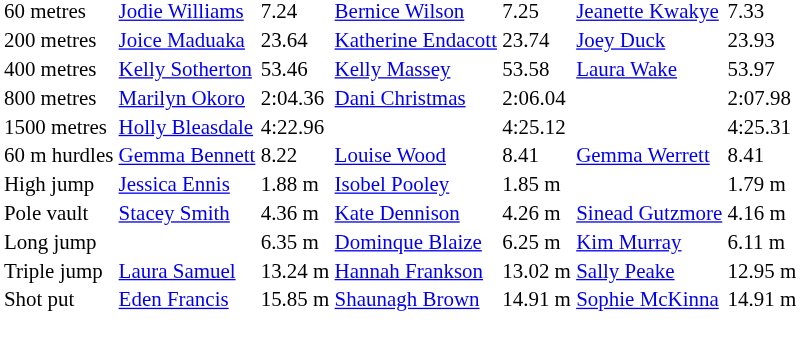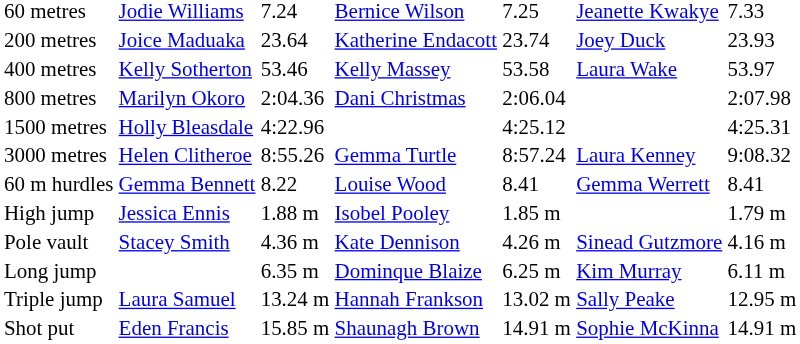+ row: (55, 155)
